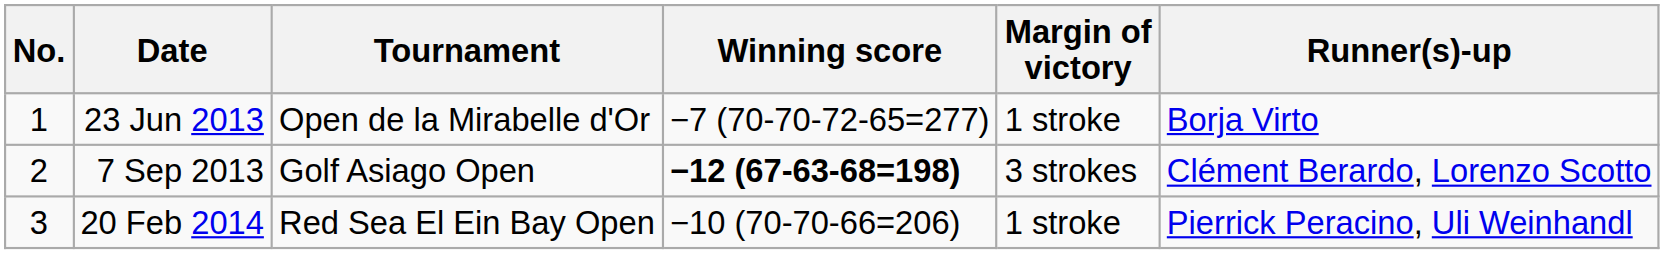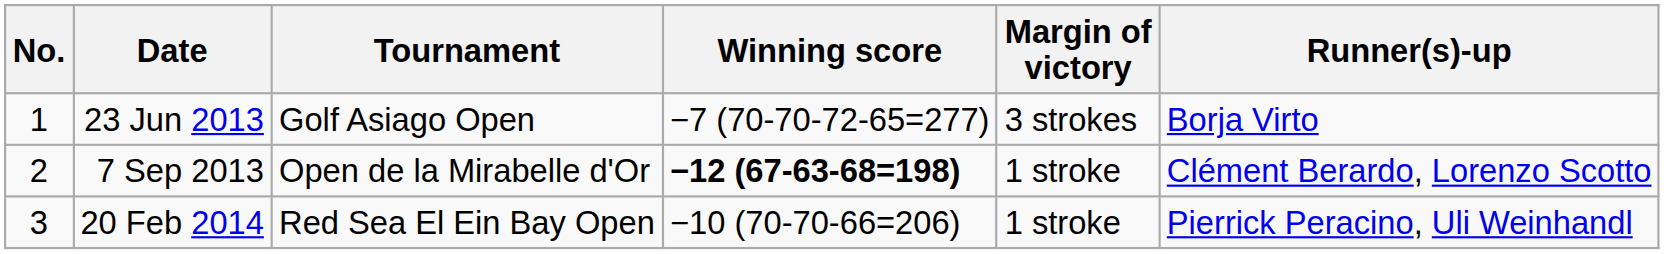(465, 119) Open de la Mirabelle d'Or -> (407, 119) Golf Asiago Open
(1063, 119) 1 stroke -> (1071, 119) 3 strokes
(407, 171) Golf Asiago Open -> (465, 171) Open de la Mirabelle d'Or
(1071, 171) 3 strokes -> (1063, 171) 1 stroke
